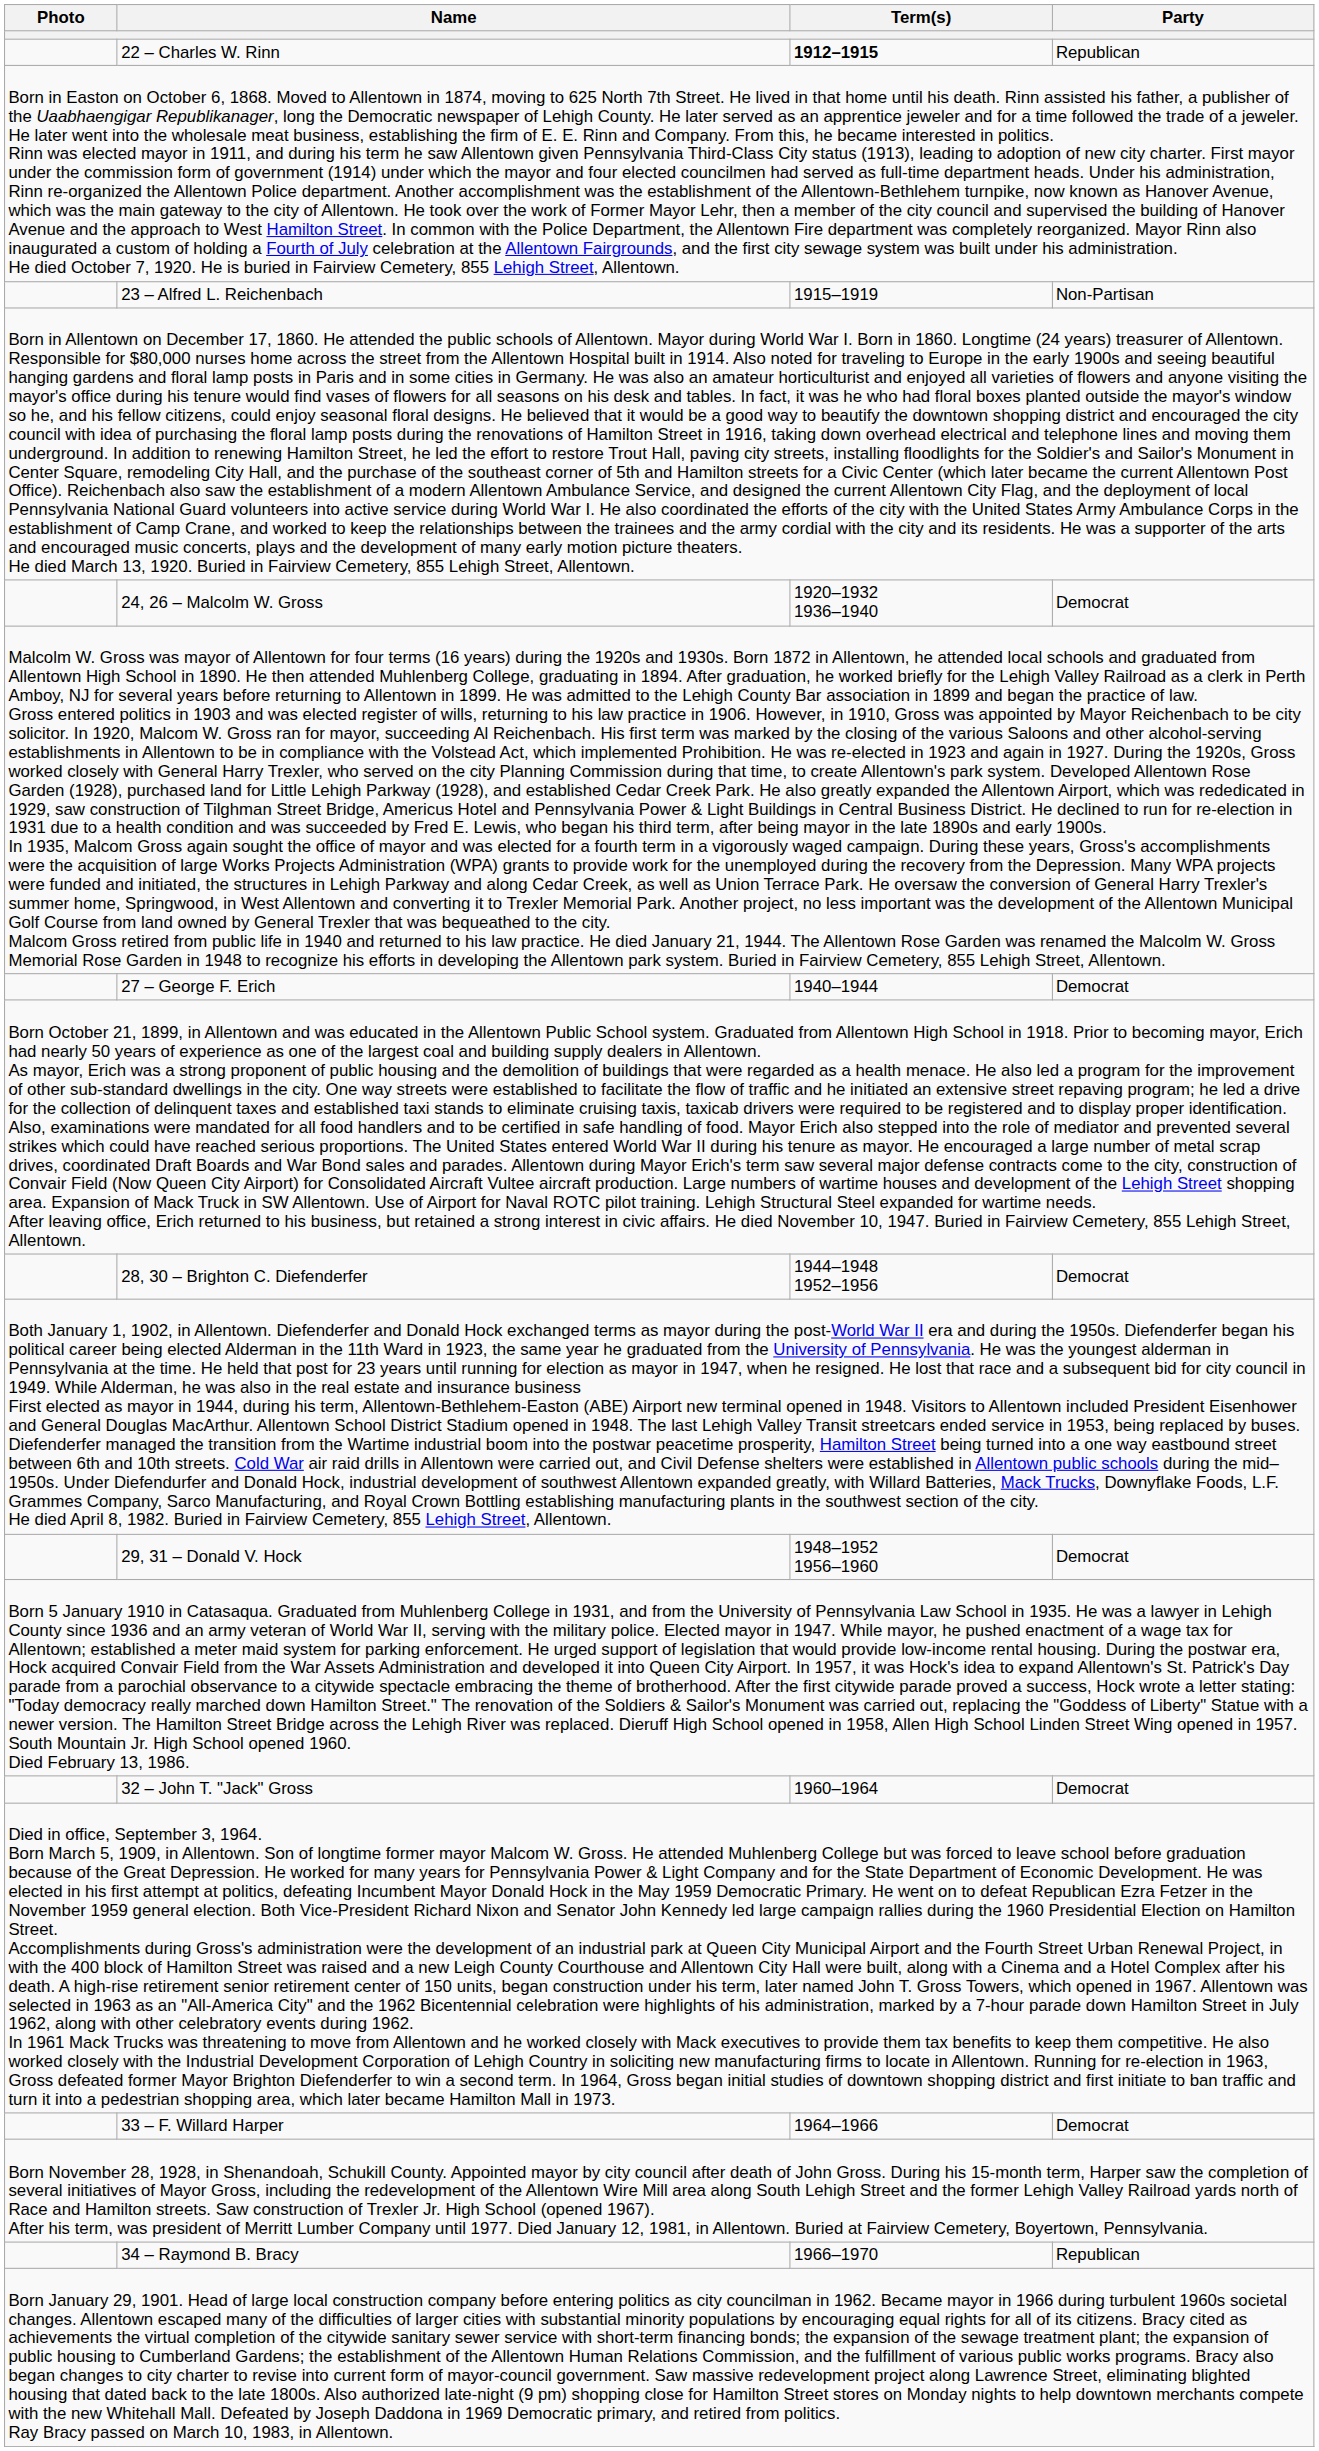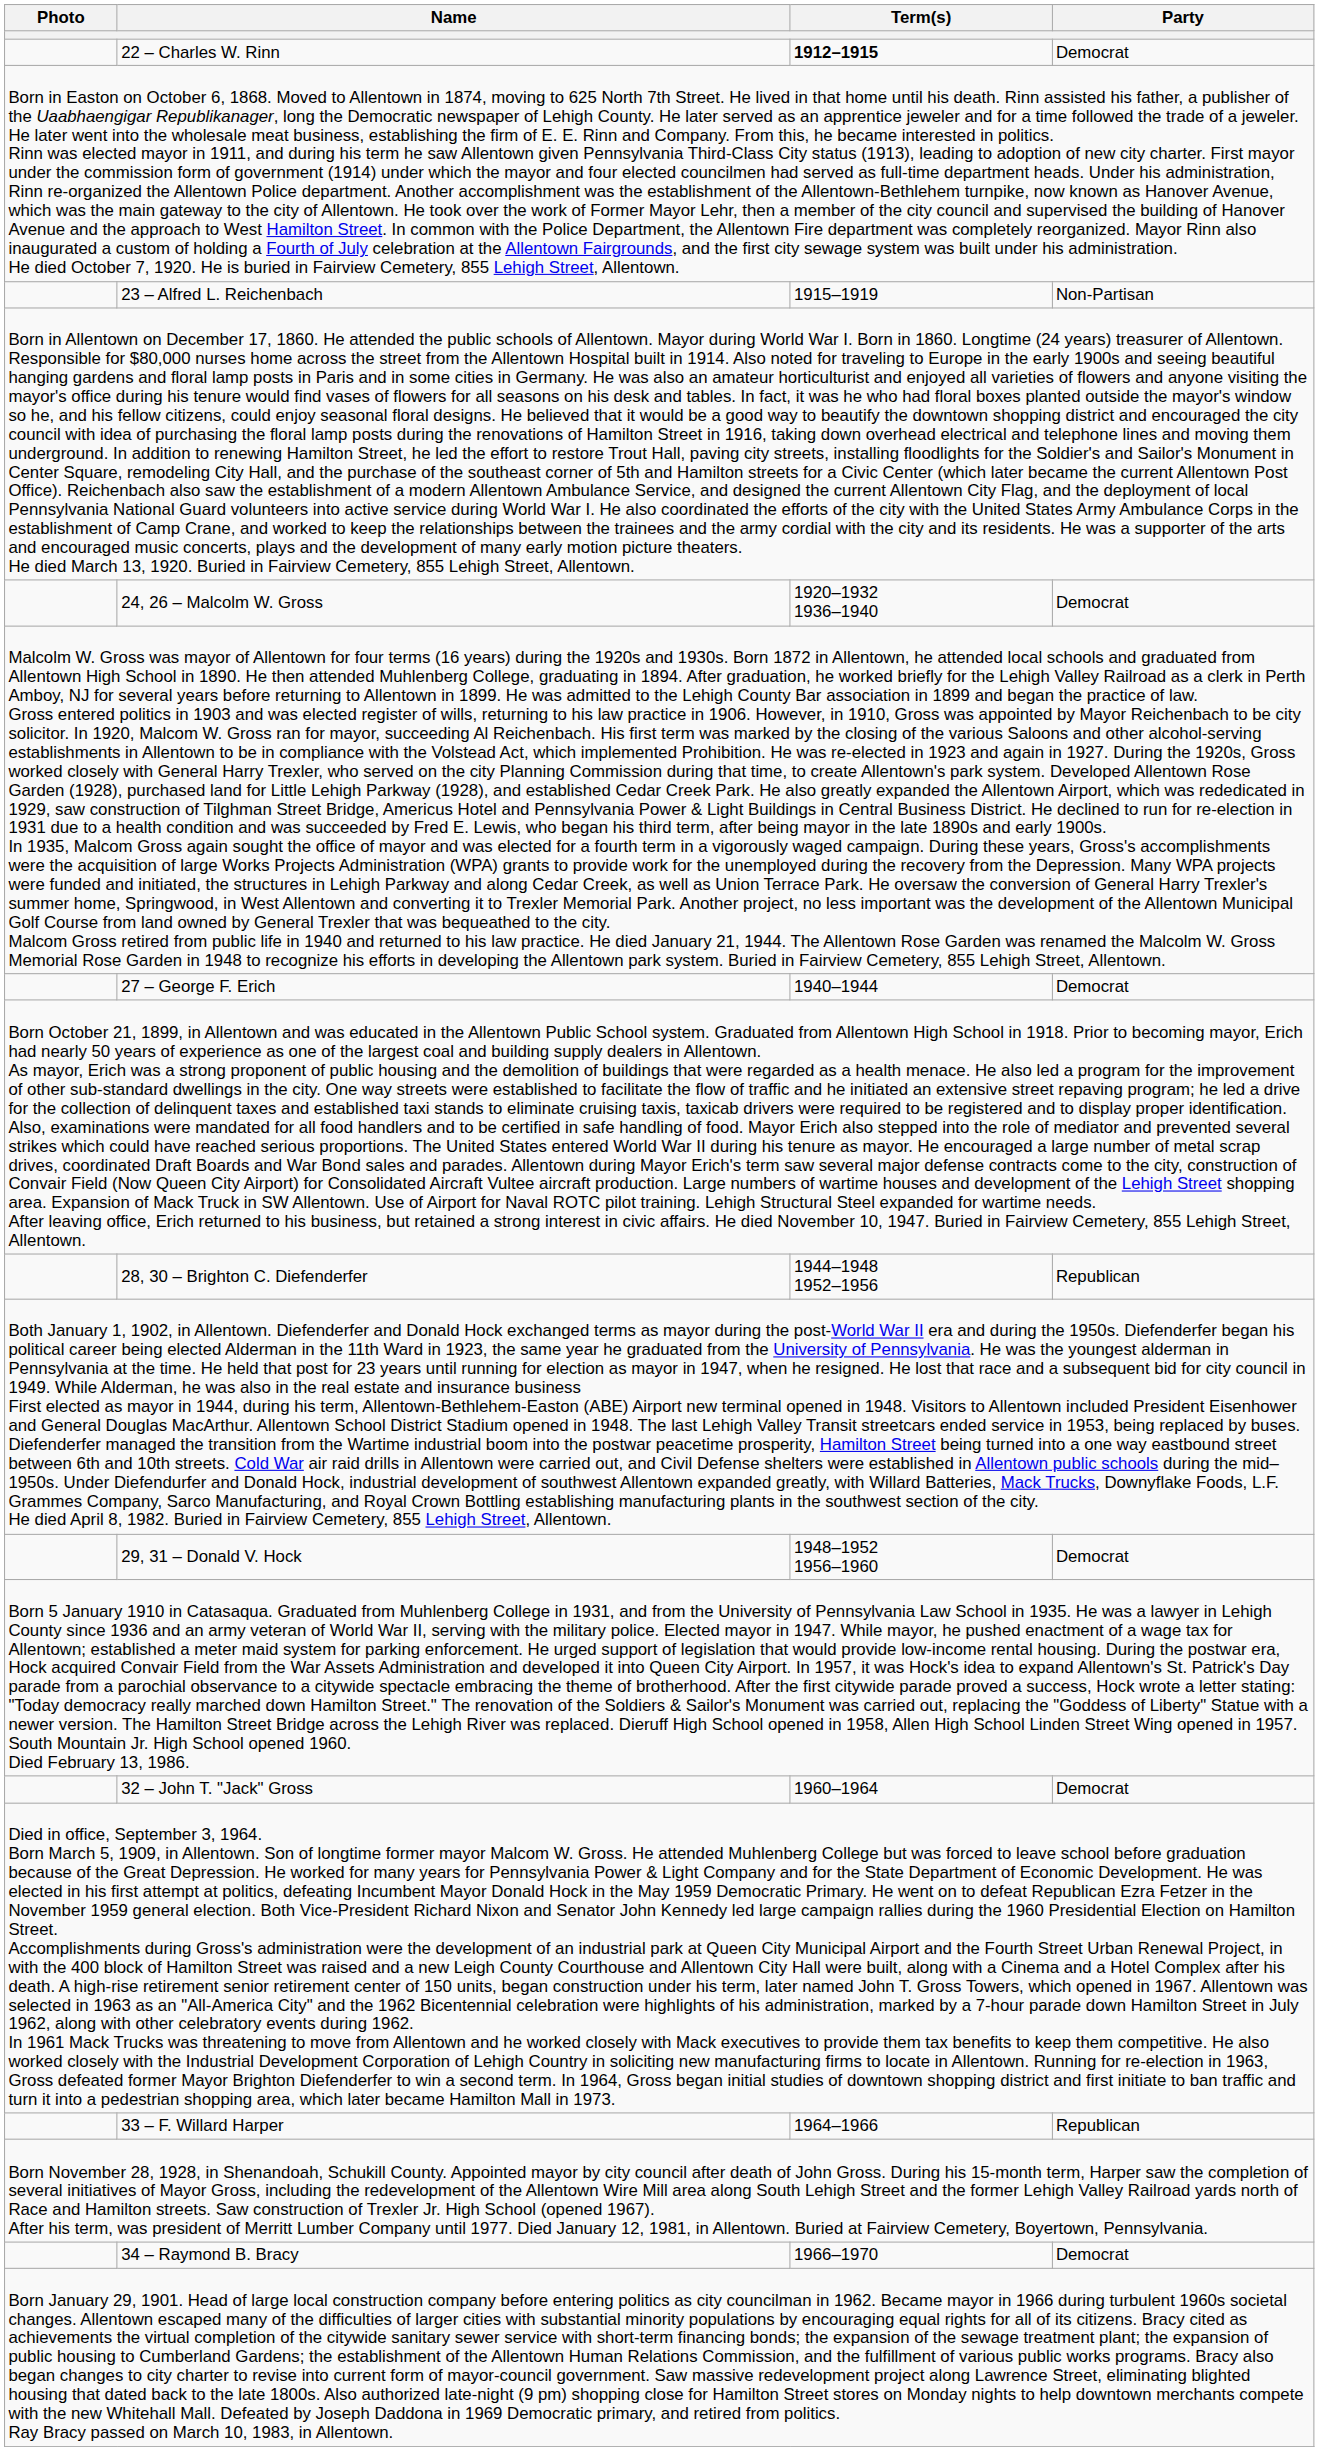(1098, 52) Republican -> (1092, 52) Democrat
(1092, 1276) Democrat -> (1098, 1276) Republican
(1092, 2126) Democrat -> (1098, 2126) Republican
(1098, 2255) Republican -> (1092, 2255) Democrat
